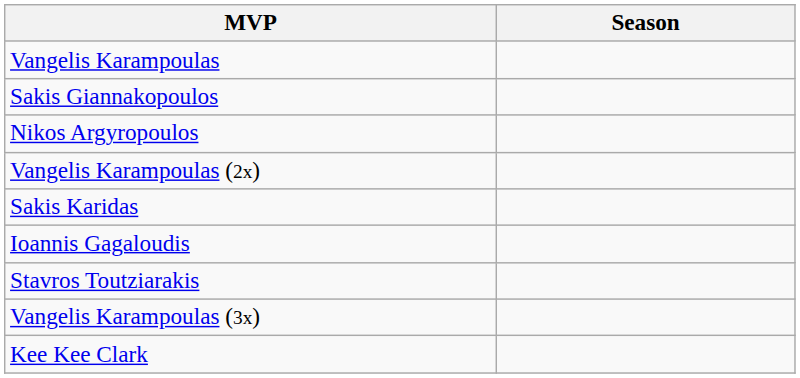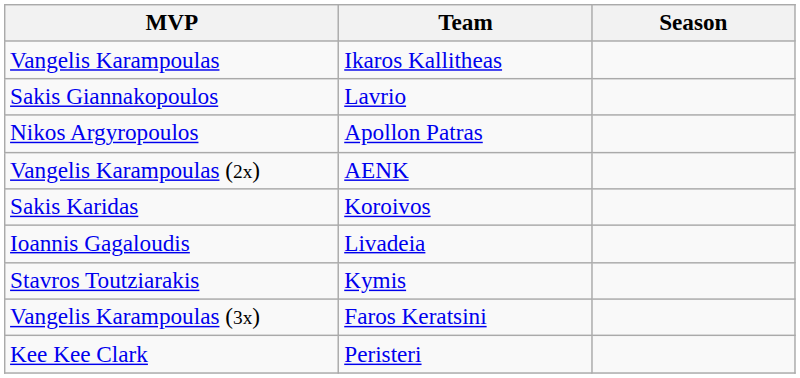+ column: (465, 22)
